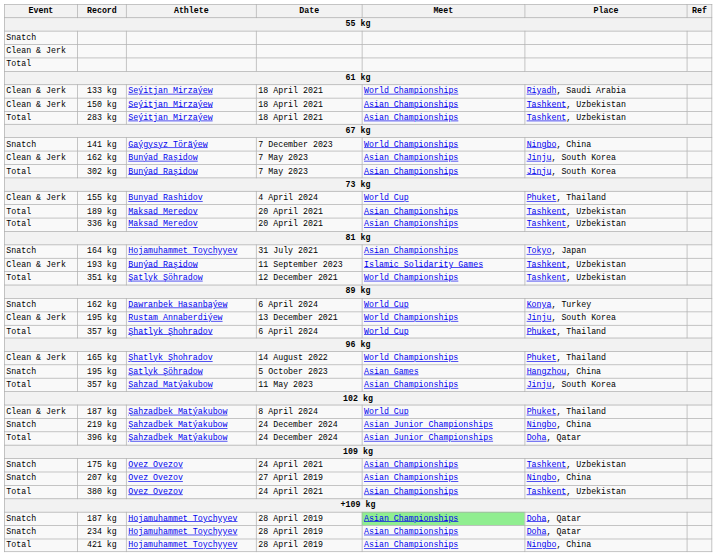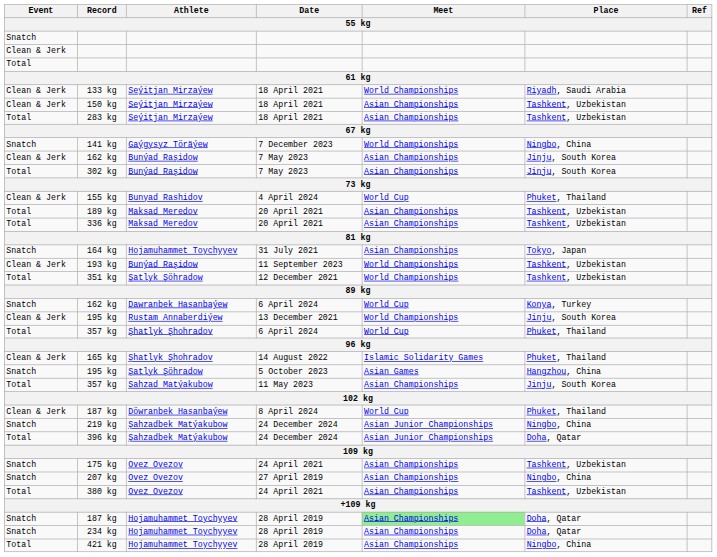(424, 265) Islamic Solidarity Games -> (411, 265) World Championships
(411, 359) World Championships -> (424, 359) Islamic Solidarity Games
(178, 412) Şahzadbek Matýakubow -> (178, 412) Döwranbek Hasanbaýew
